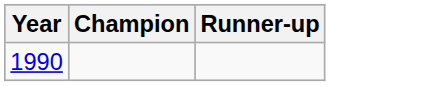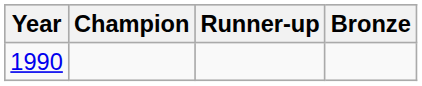+ column: (371, 24)
